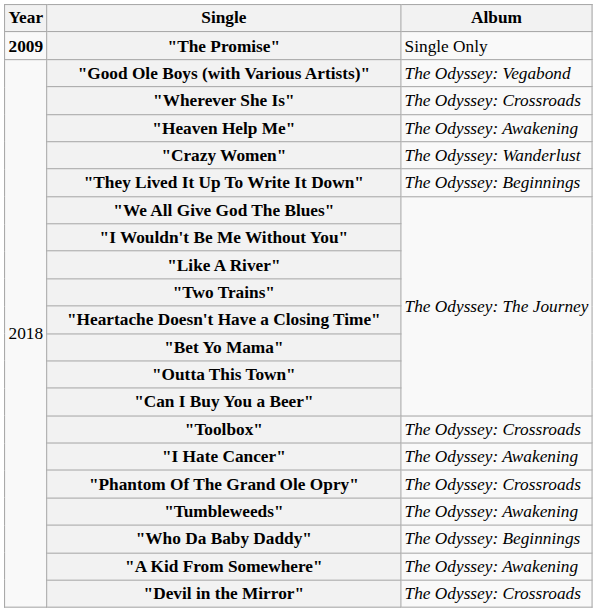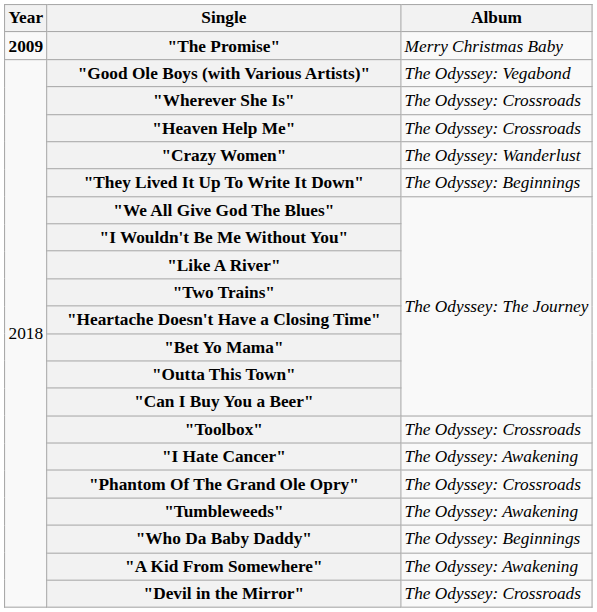(446, 45) Single Only -> (484, 45) Merry Christmas Baby
(491, 127) The Odyssey: Awakening -> (493, 127) The Odyssey: Crossroads
